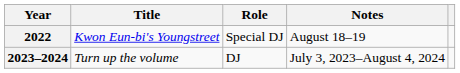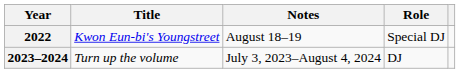columns swapped: (255, 15) <-> (367, 15)
